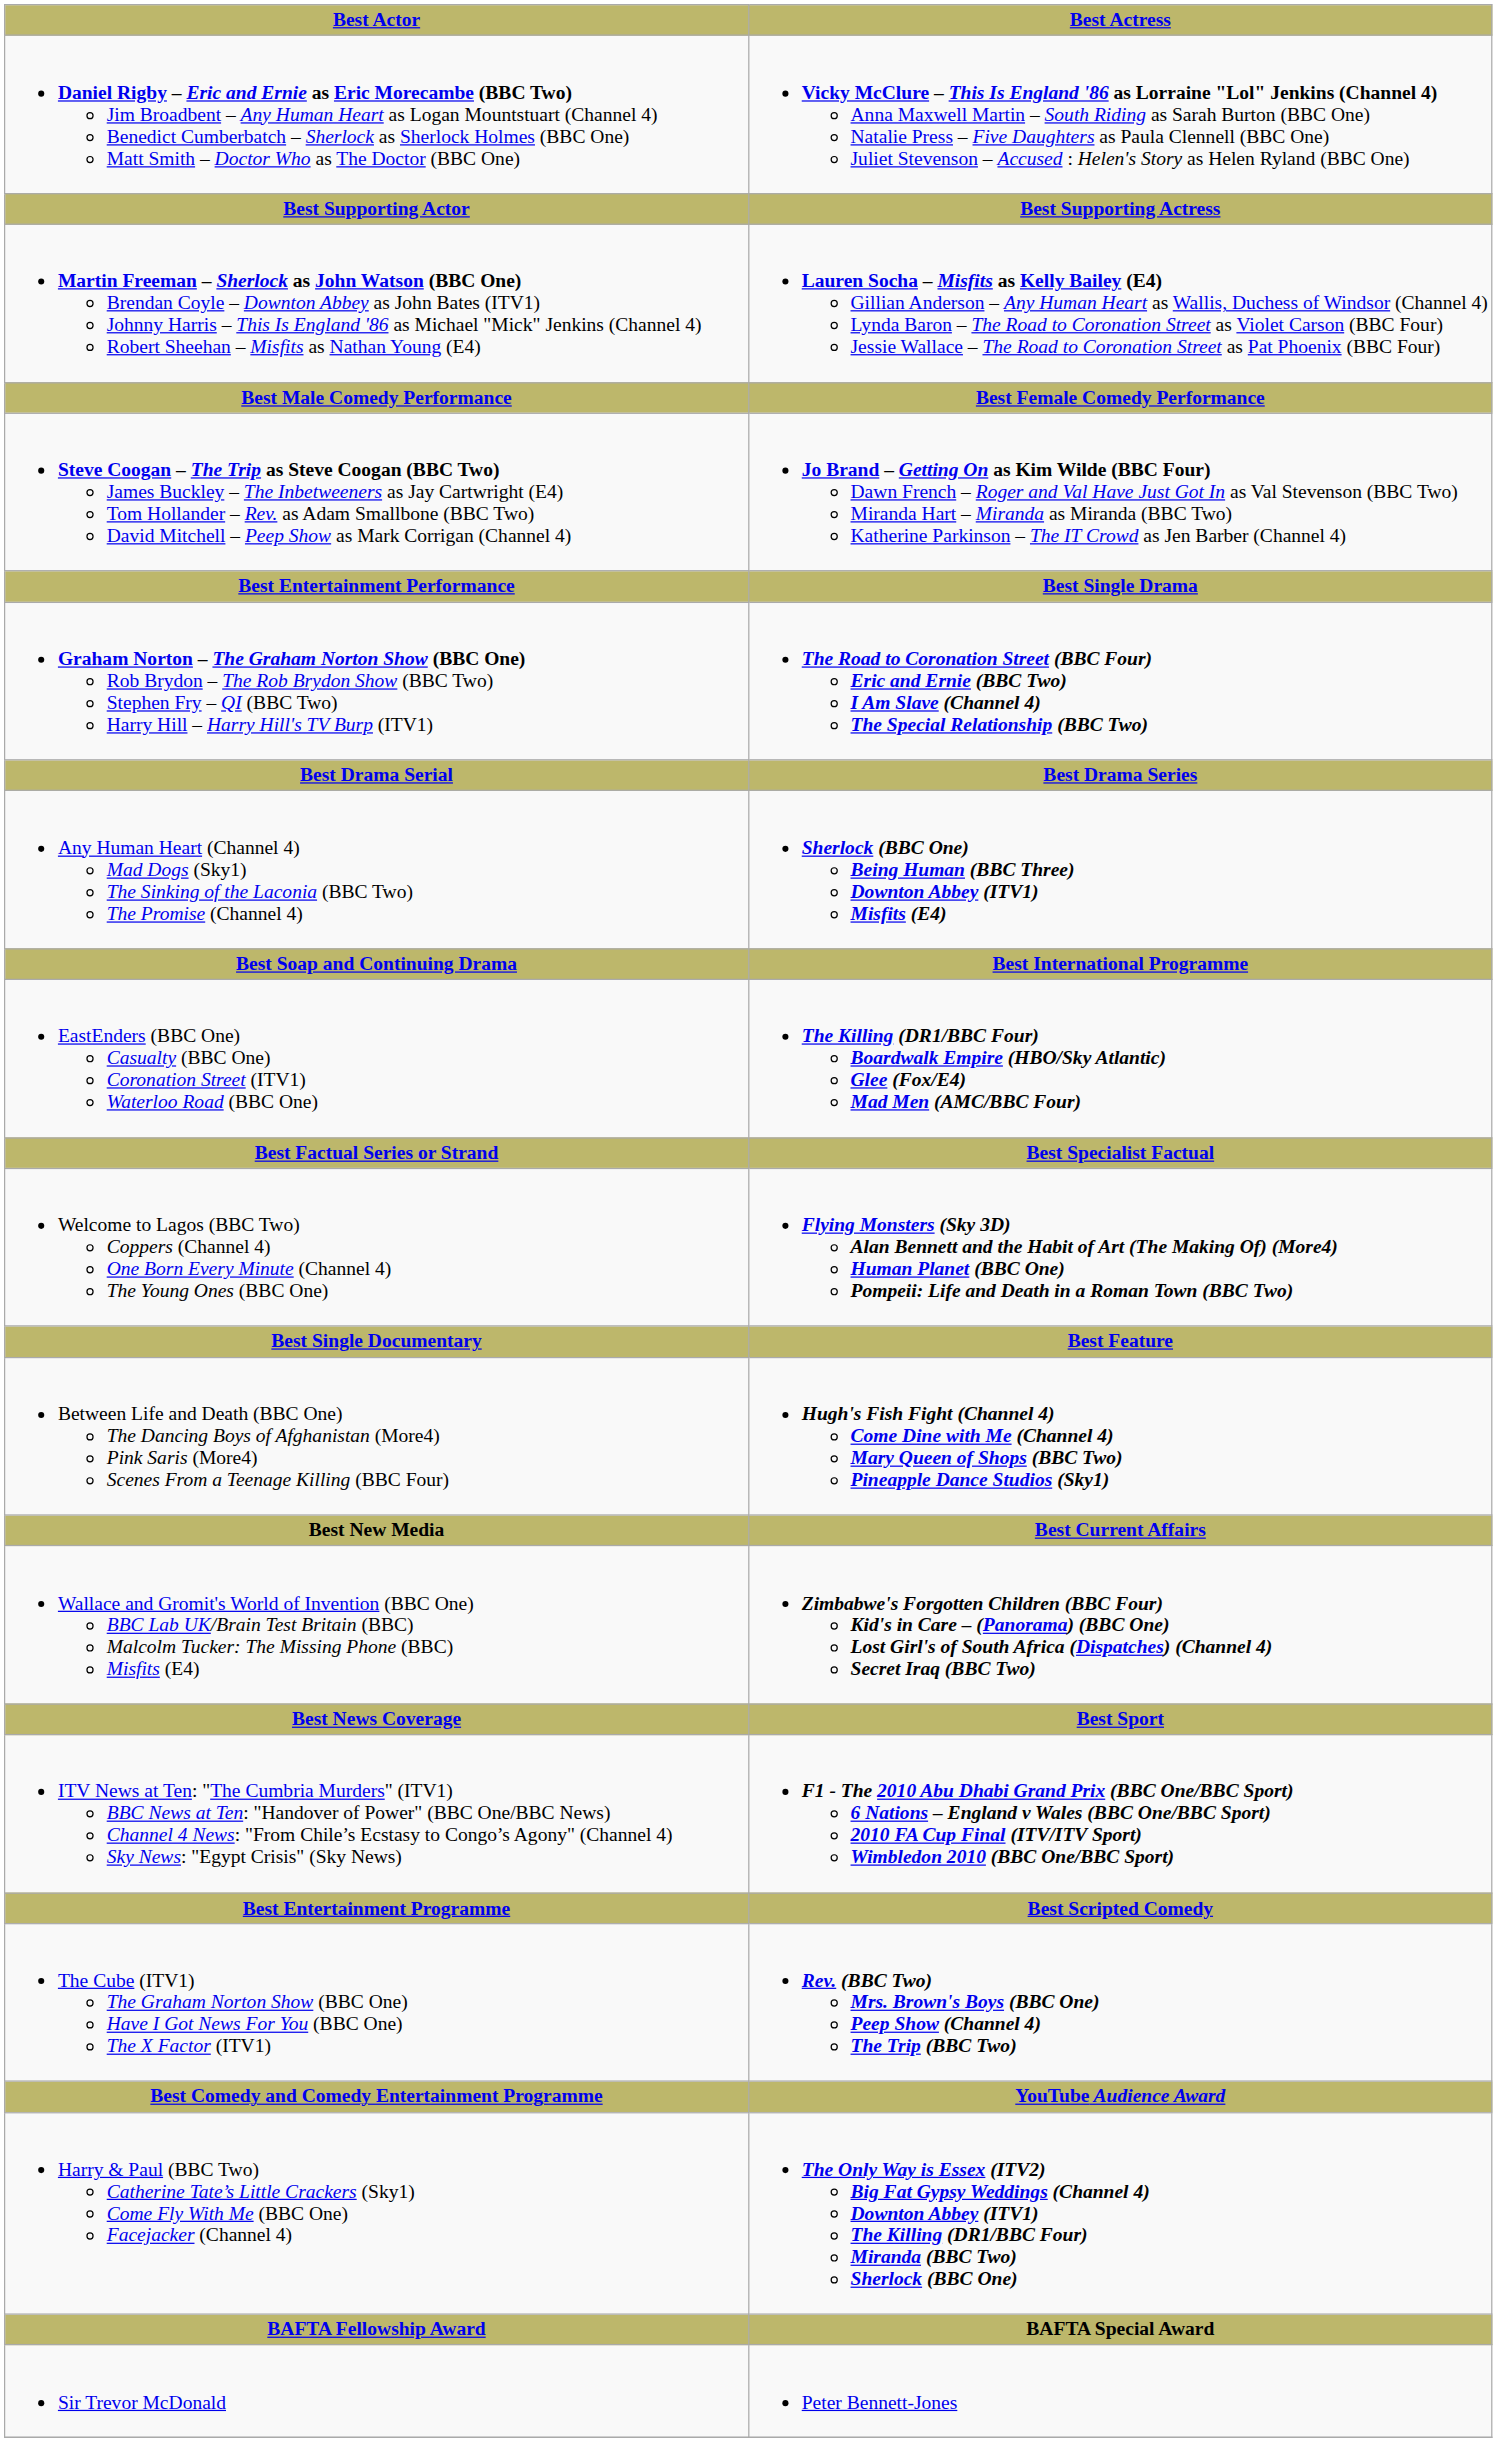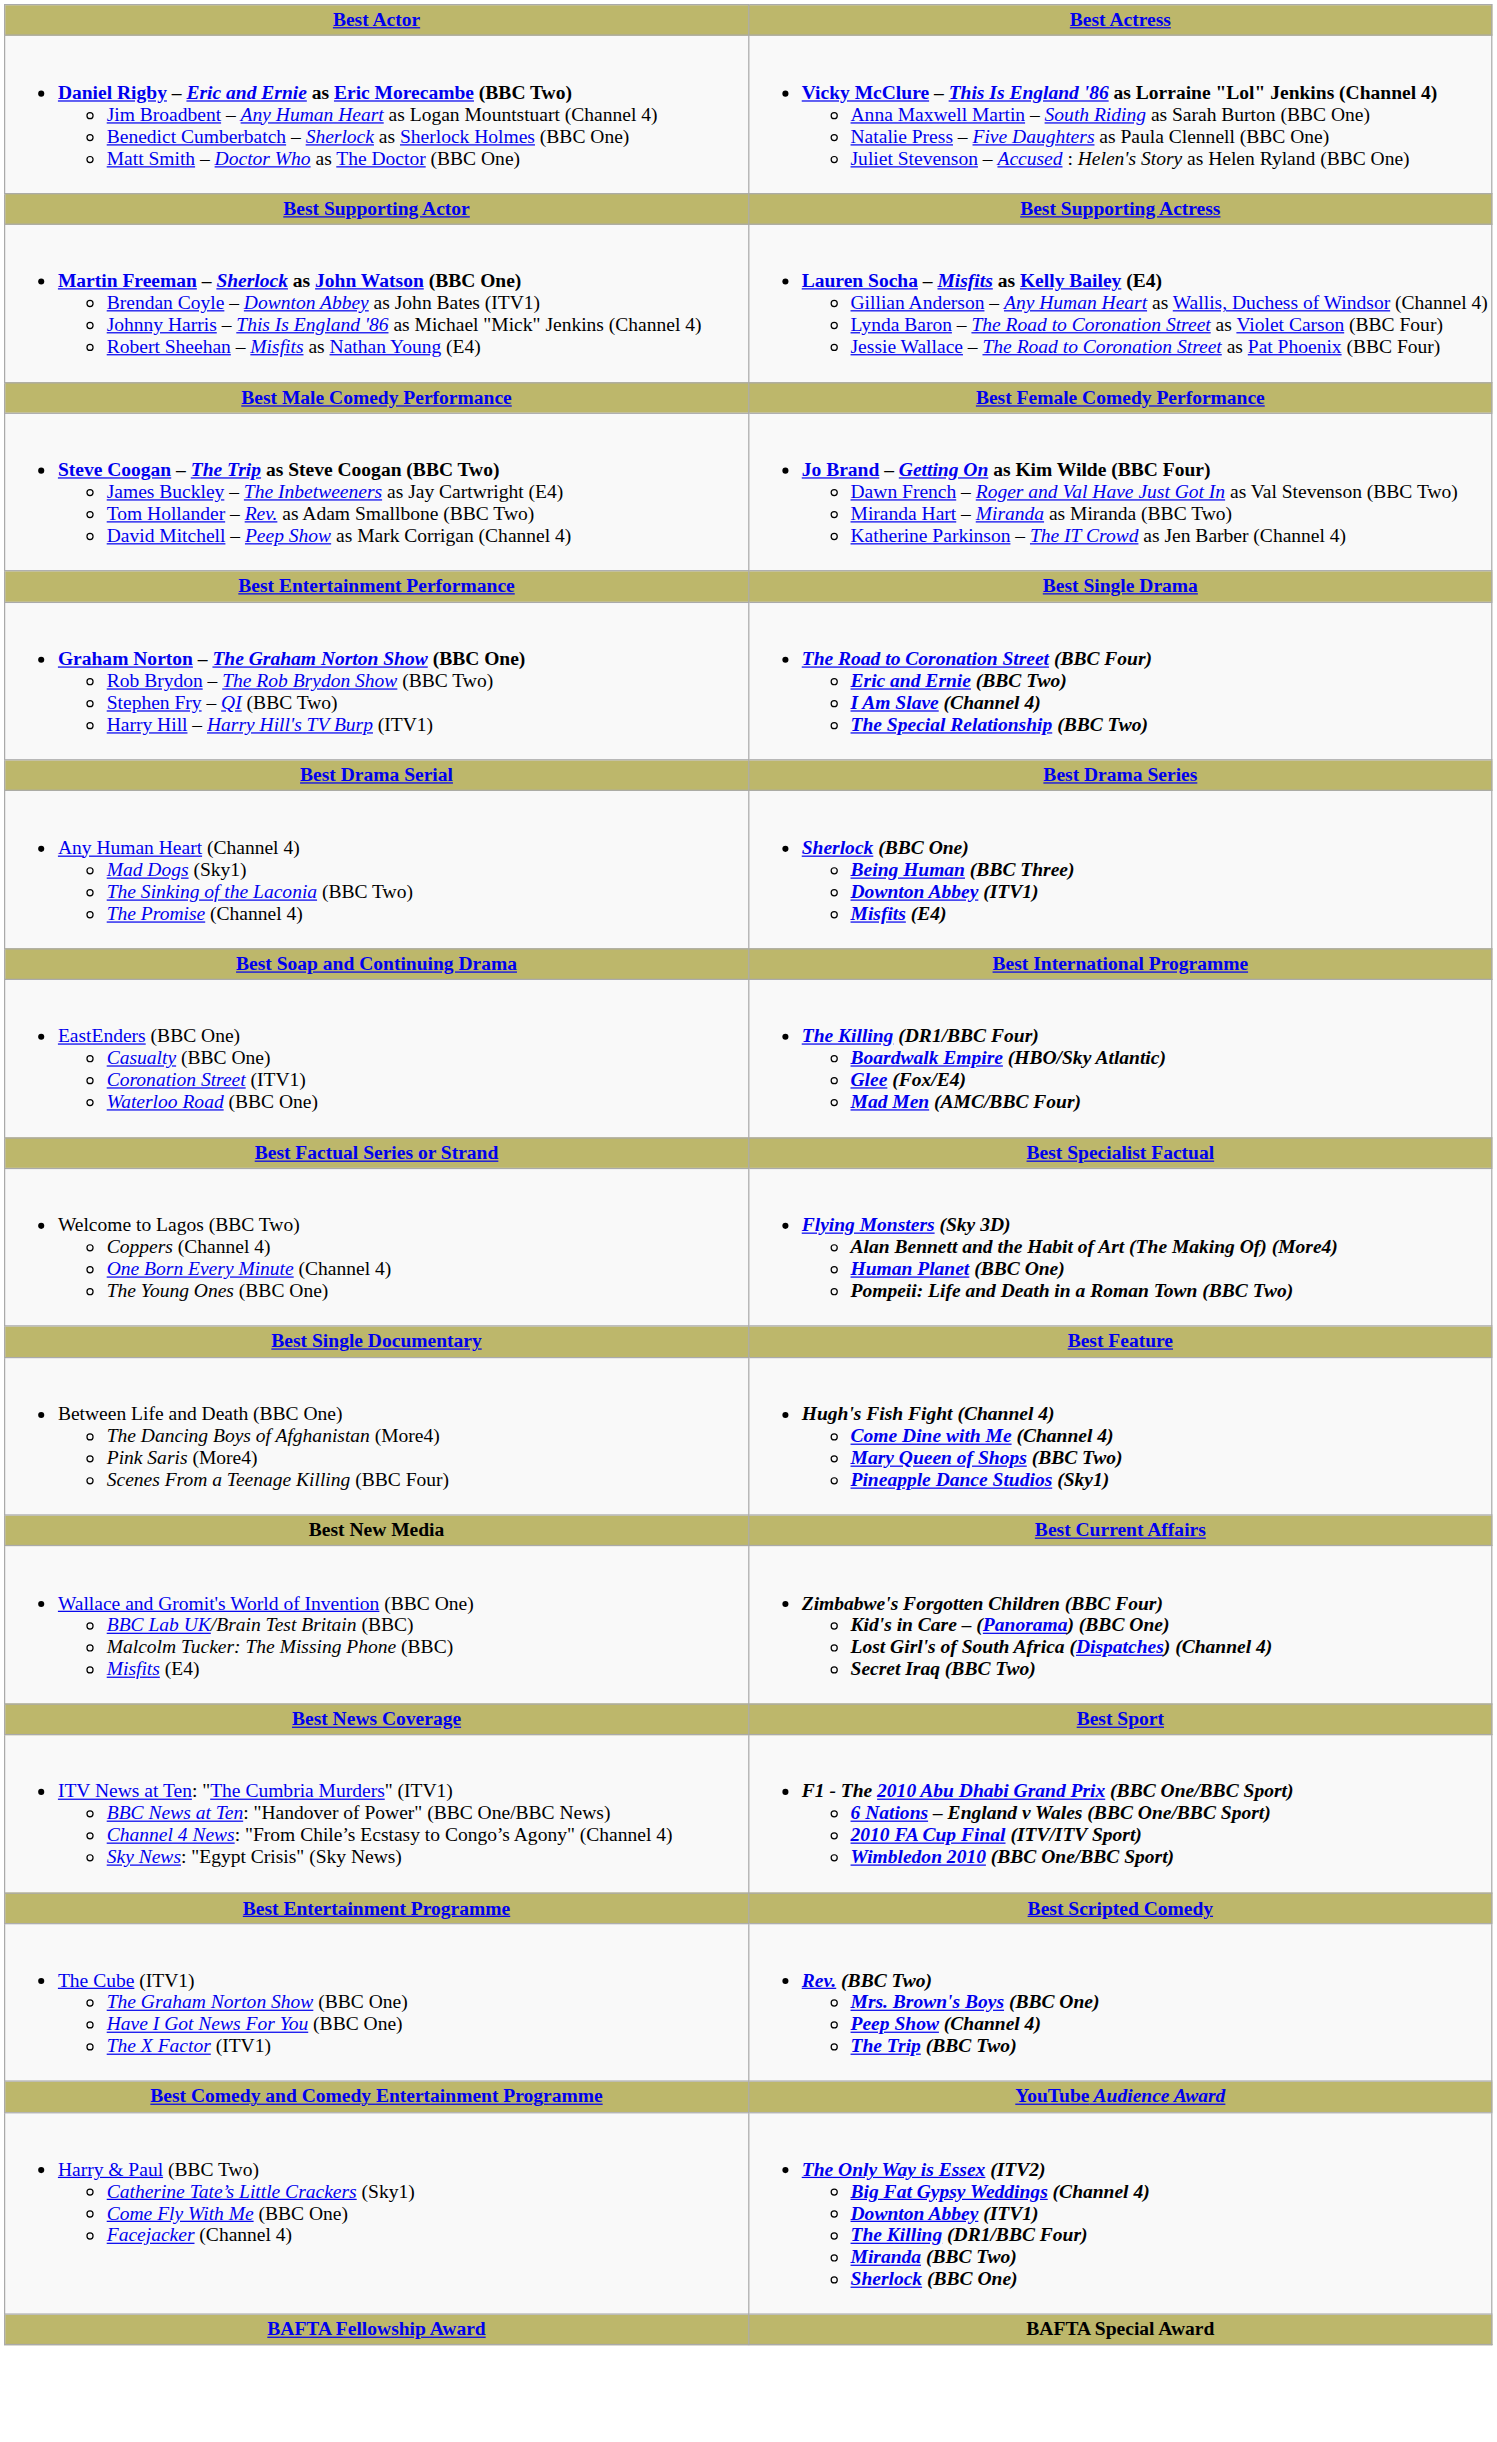- row: (377, 2402)
